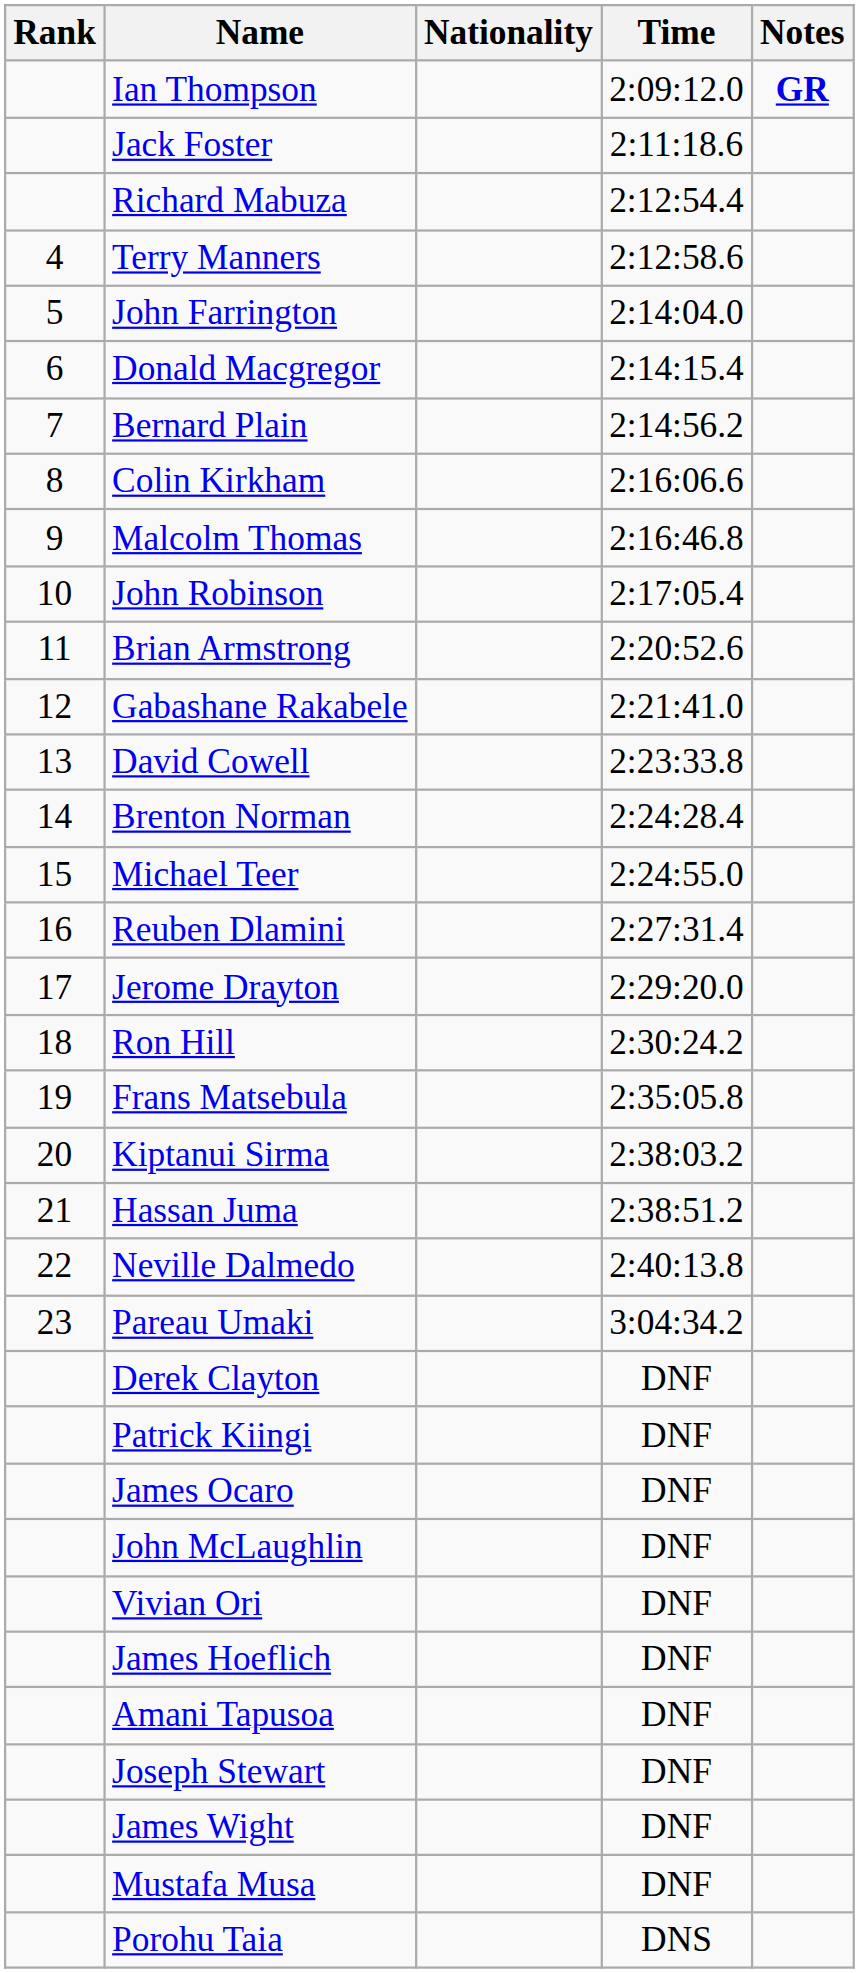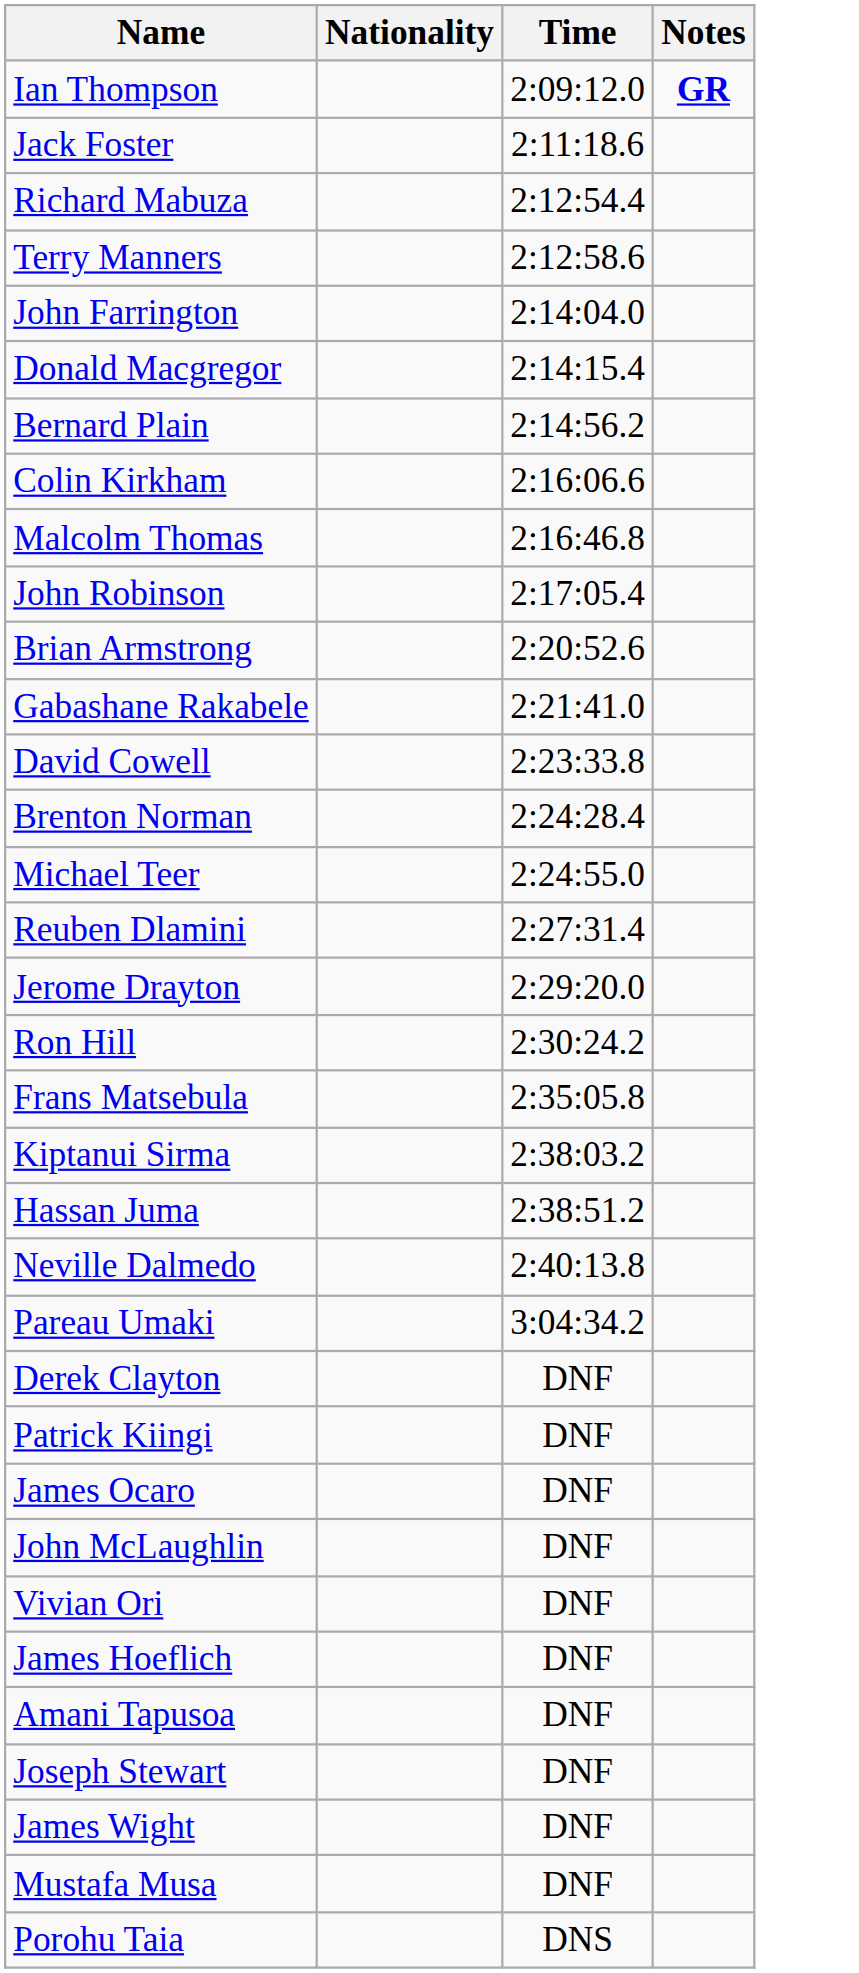- column: (55, 32)
